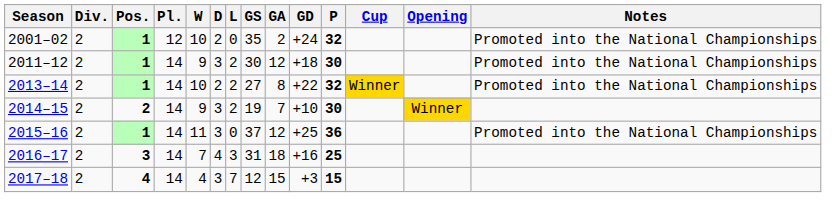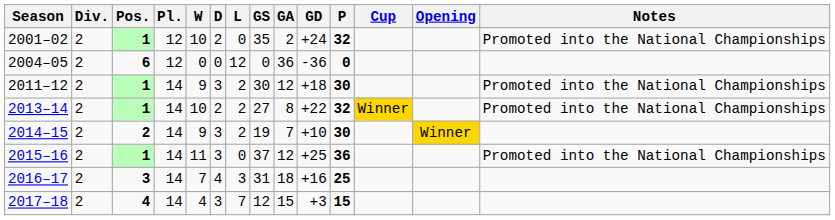+ row: (38, 63)
